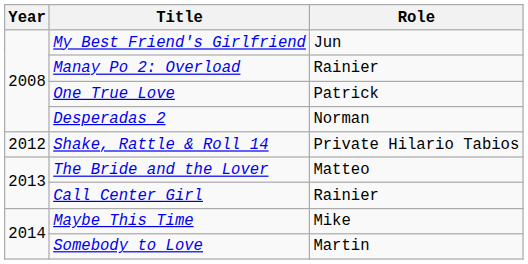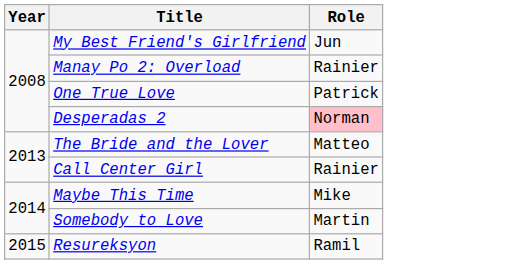(341, 119) no background -> (341, 119) pink background
- row: (161, 144)
+ row: (105, 246)
